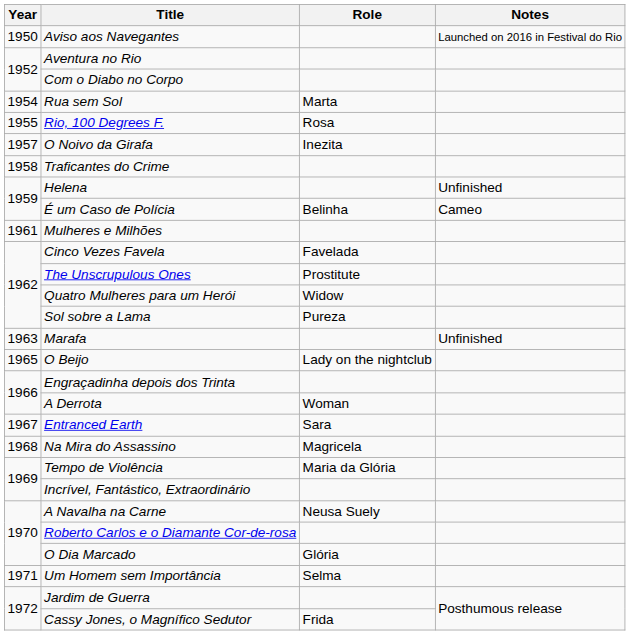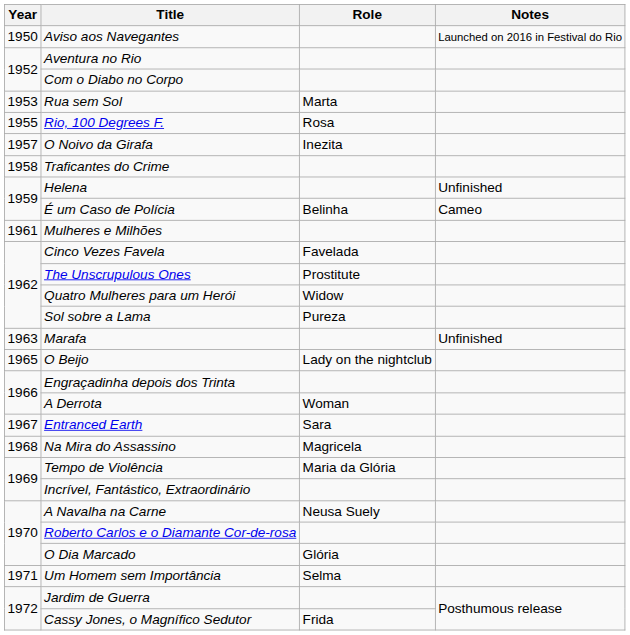(23, 101) 1954 -> (23, 101) 1953
